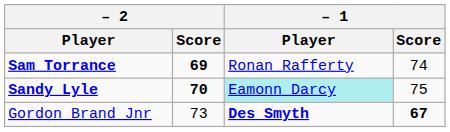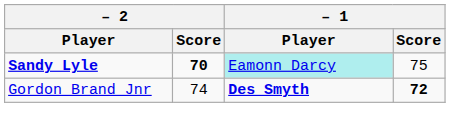- row: (62, 65)
(199, 114) 73 -> (199, 90) 74
(419, 114) 67 -> (419, 90) 72
